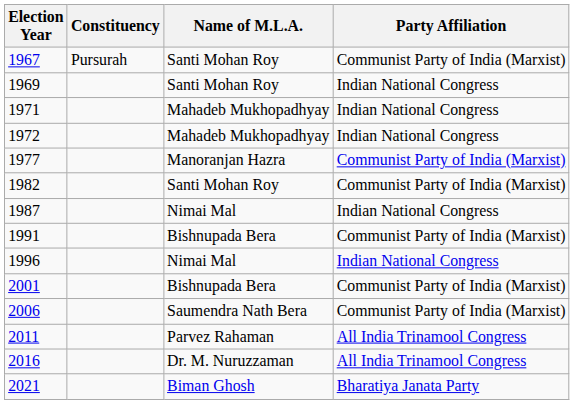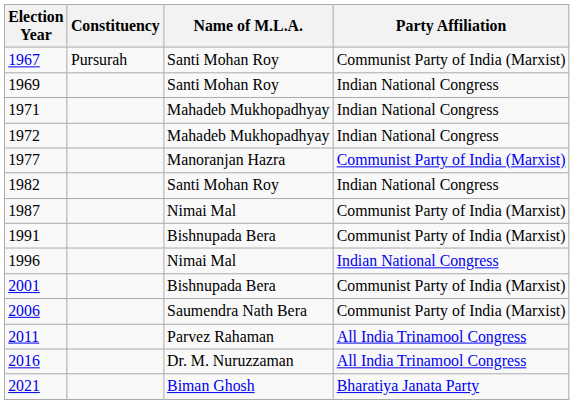(451, 185) Communist Party of India (Marxist) -> (418, 185) Indian National Congress
(418, 210) Indian National Congress -> (451, 210) Communist Party of India (Marxist)
